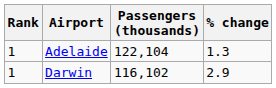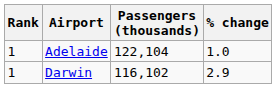(218, 51) 1.3 -> (218, 51) 1.0
